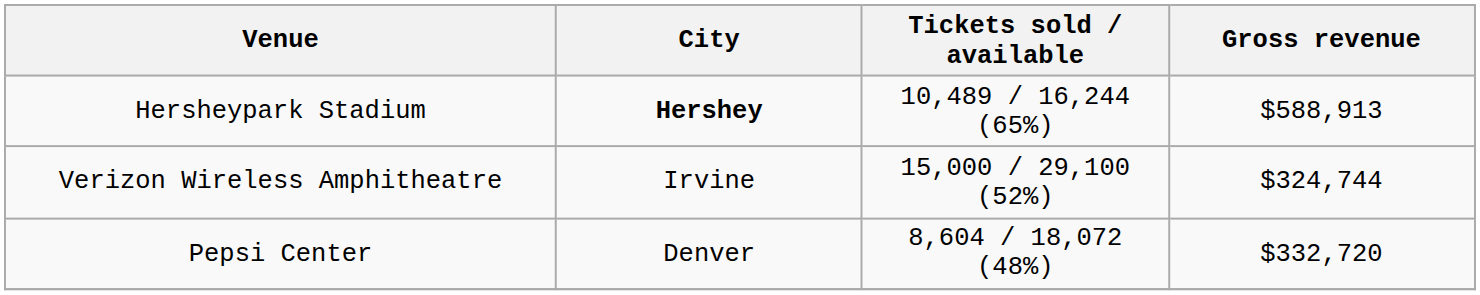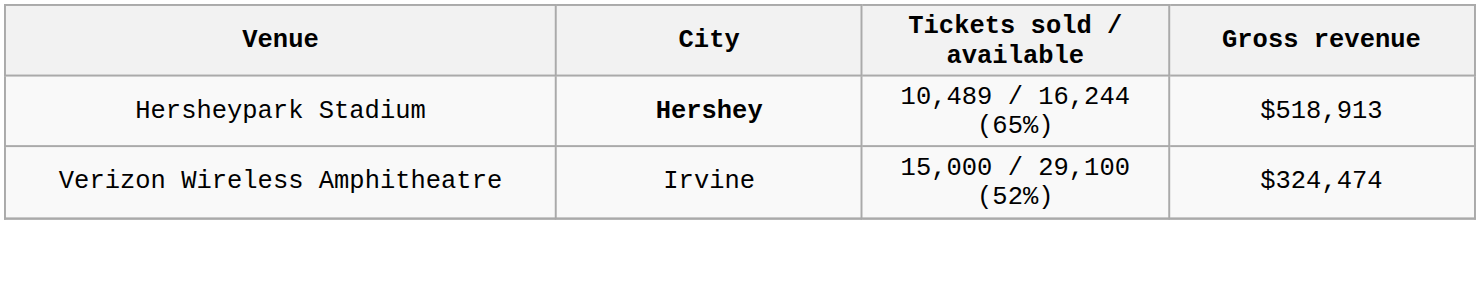(1321, 111) $588,913 -> (1321, 111) $518,913
(1321, 182) $324,744 -> (1321, 182) $324,474
- row: (281, 253)
